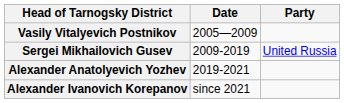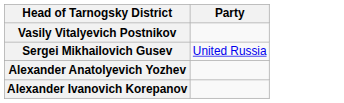- column: (225, 13)
